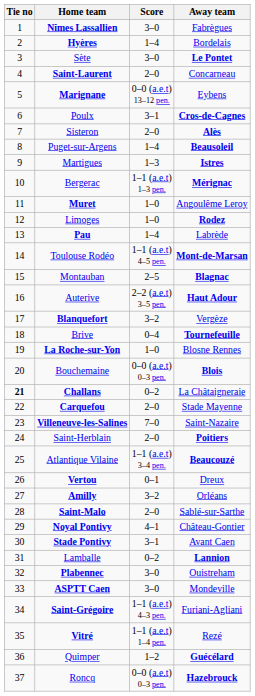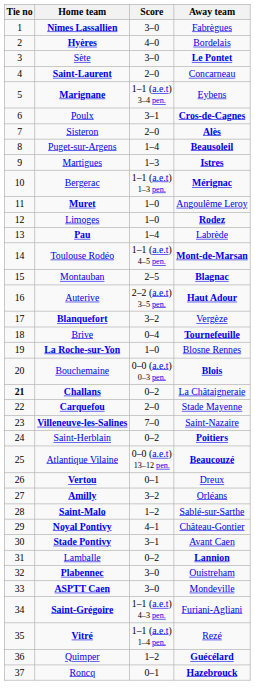(152, 43) 1–4 -> (152, 43) 4–0
(152, 95) 0–0 (a.e.t) 13–12 pen. -> (152, 95) 1–1 (a.e.t) 3–4 pen.
(152, 438) 2–0 -> (152, 438) 0–2
(152, 459) 1–1 (a.e.t) 3–4 pen. -> (152, 459) 0–0 (a.e.t) 13–12 pen.
(152, 511) 2–0 -> (152, 511) 1–2
(152, 678) 0–0 (a.e.t) 0–3 pen. -> (152, 672) 0–1
